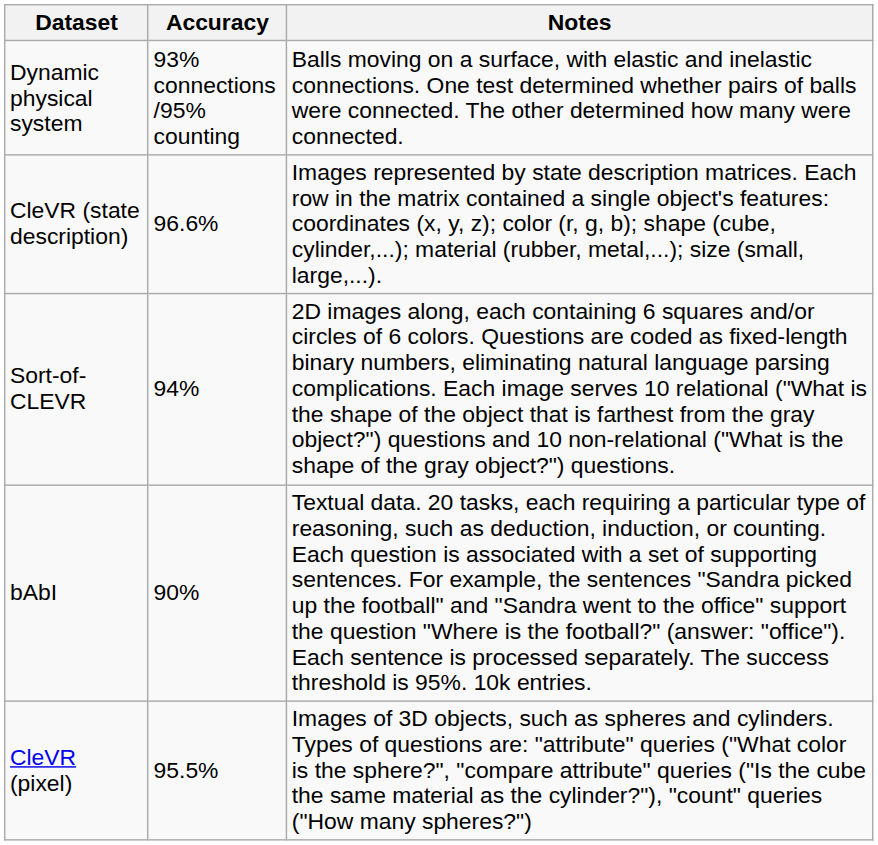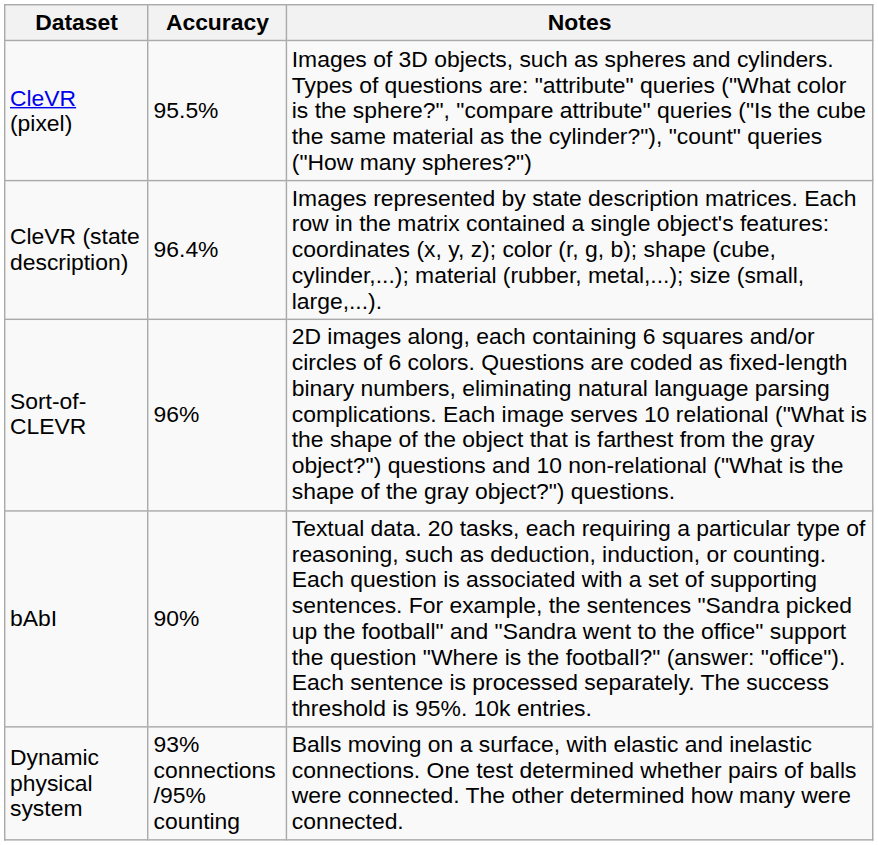rows swapped: (43, 770) <-> (54, 97)
(186, 223) 96.6% -> (186, 249) 96.4%
(176, 388) 94% -> (176, 414) 96%
